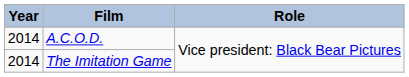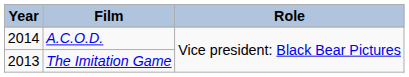(24, 61) 2014 -> (24, 61) 2013
